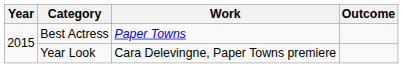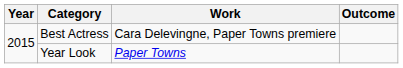(150, 33) Paper Towns -> (225, 33) Cara Delevingne, Paper Towns premiere
(225, 53) Cara Delevingne, Paper Towns premiere -> (150, 53) Paper Towns
